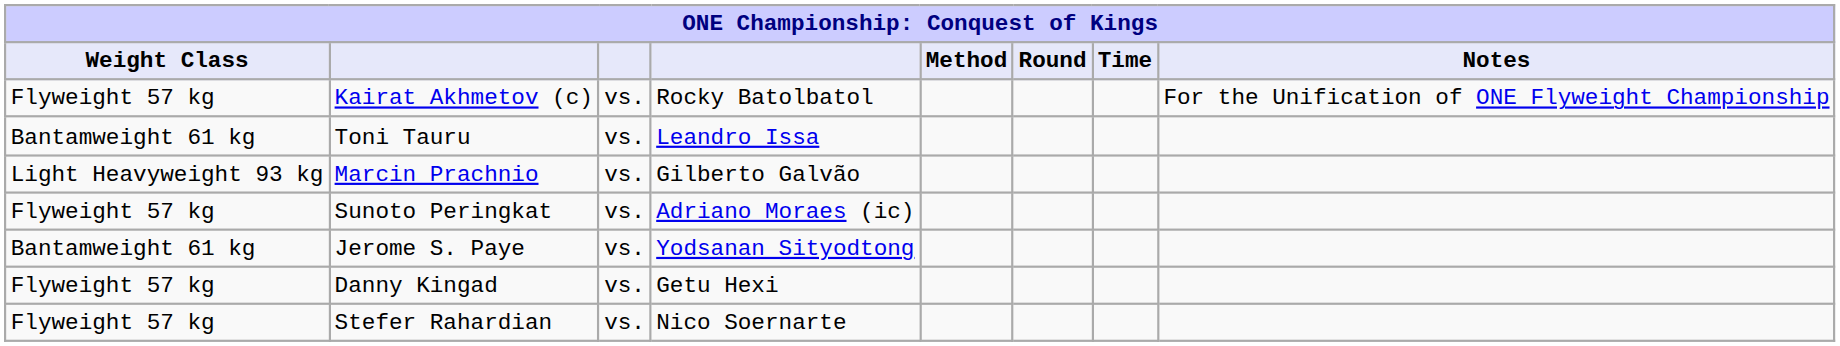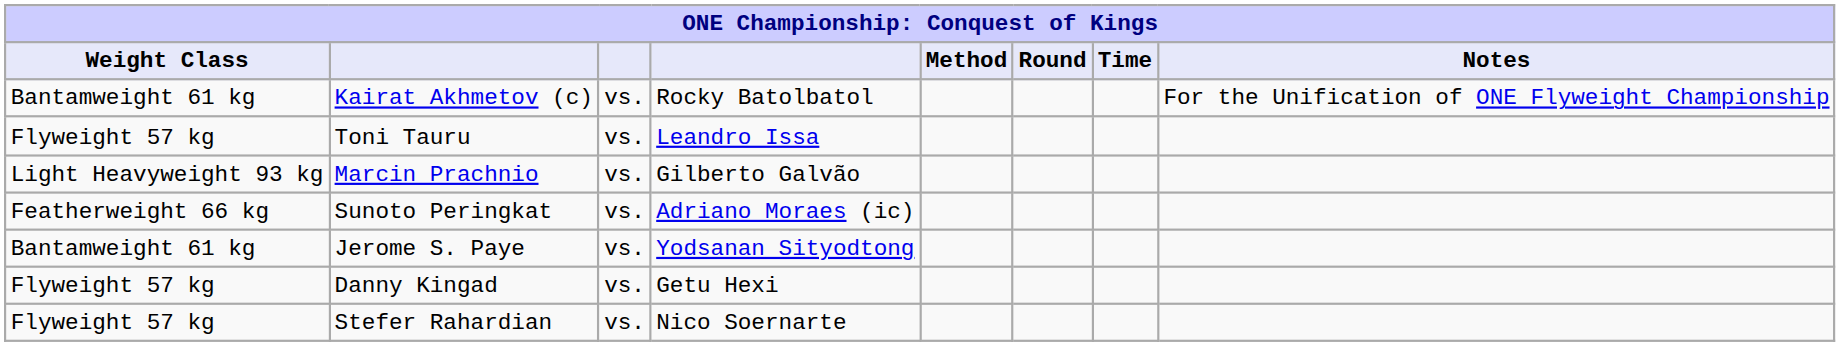(113, 99) Flyweight 57 kg -> (133, 99) Bantamweight 61 kg
(133, 136) Bantamweight 61 kg -> (113, 136) Flyweight 57 kg
(113, 211) Flyweight 57 kg -> (140, 211) Featherweight 66 kg
